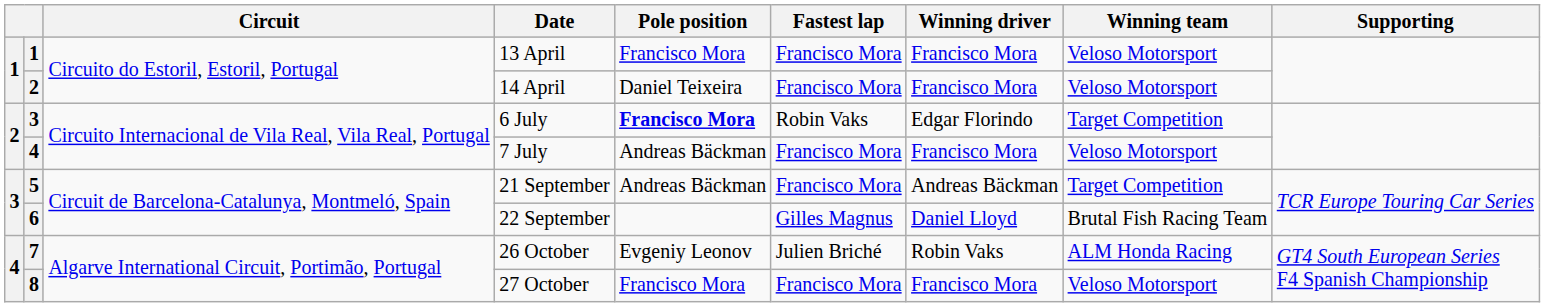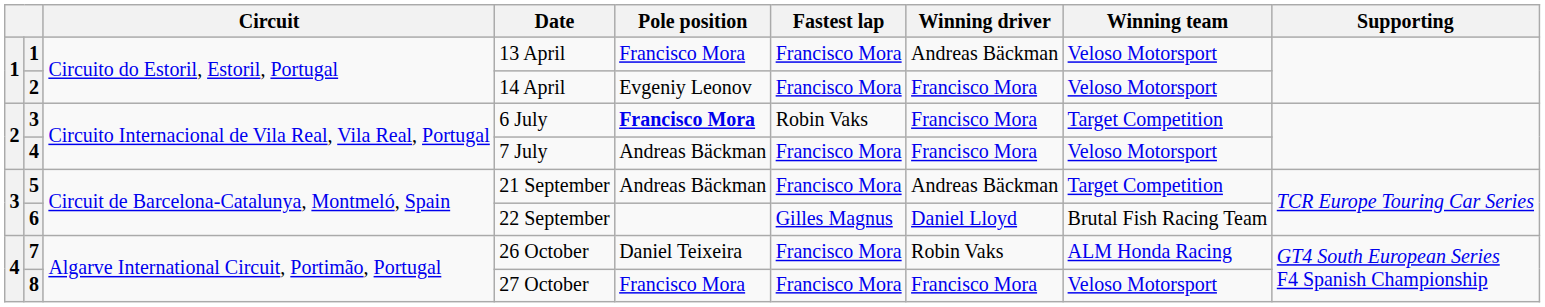(974, 53) Francisco Mora -> (985, 53) Andreas Bäckman
(681, 86) Daniel Teixeira -> (685, 86) Evgeniy Leonov
(972, 119) Edgar Florindo -> (974, 119) Francisco Mora
(685, 251) Evgeniy Leonov -> (681, 251) Daniel Teixeira
(829, 251) Julien Briché -> (839, 251) Francisco Mora
